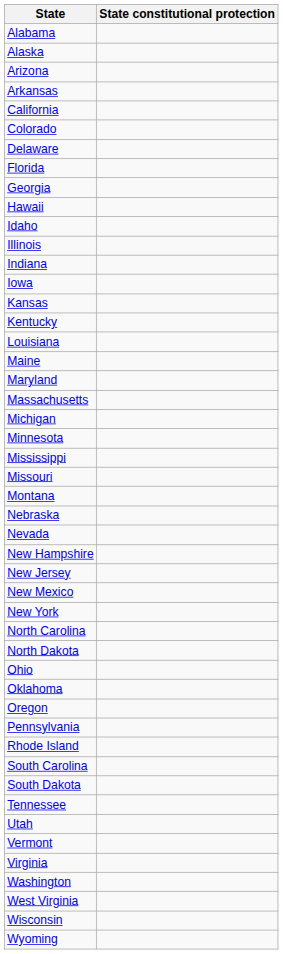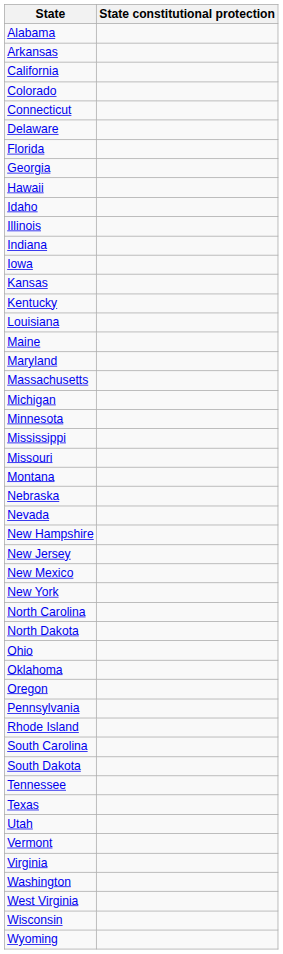- row: (25, 52)
- row: (28, 71)
+ row: (39, 110)
+ row: (23, 804)
